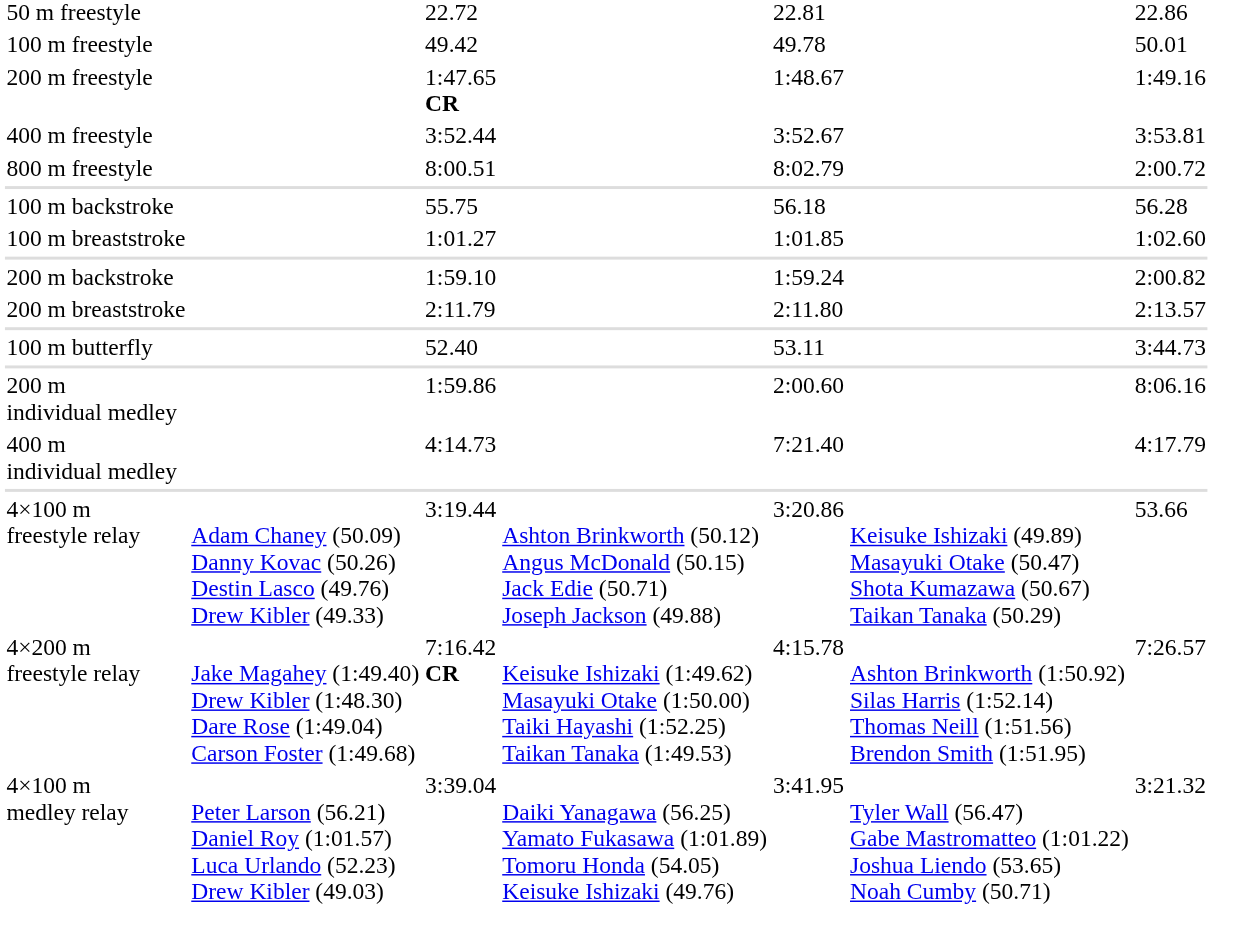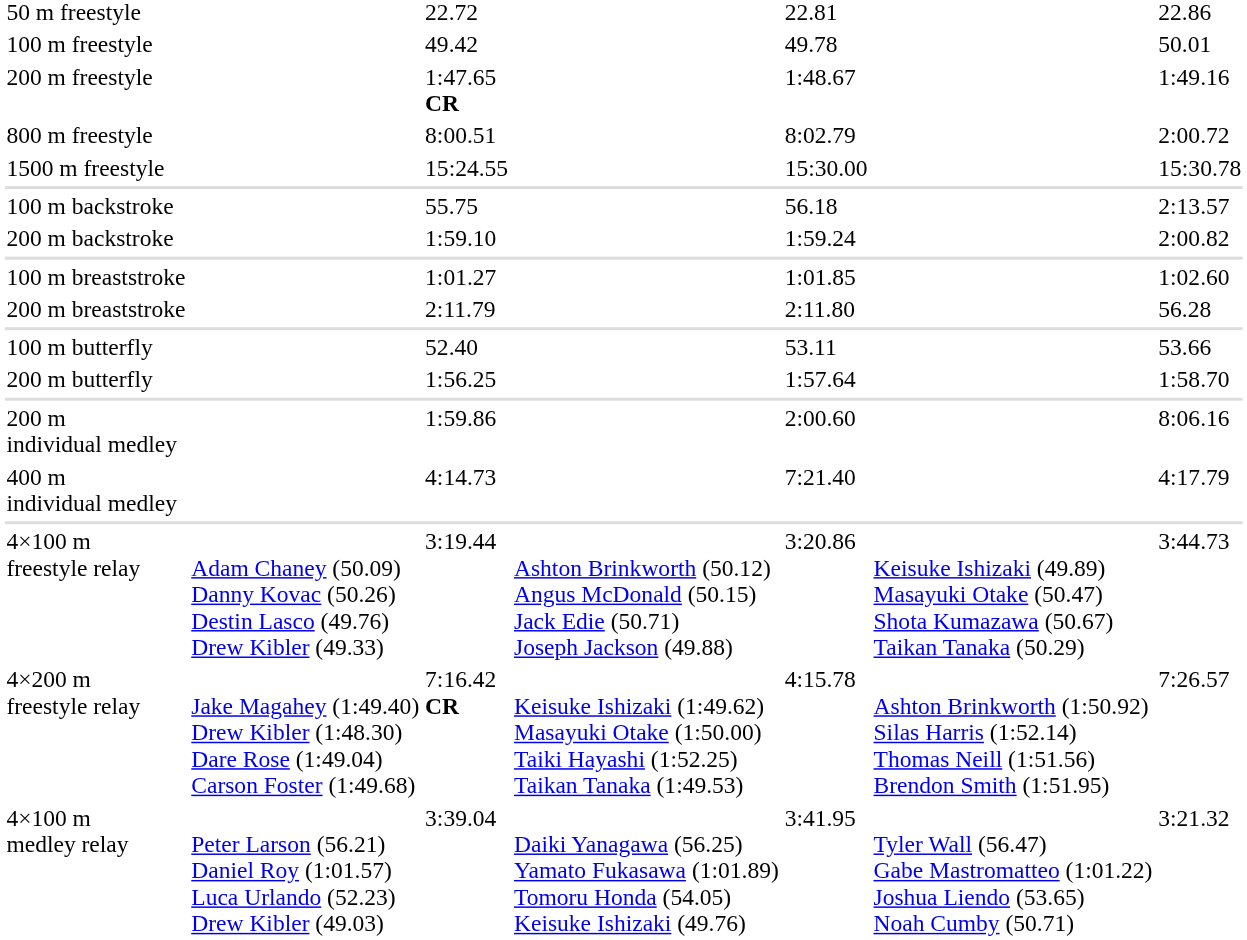- row: (80, 135)
+ row: (85, 168)
(1161, 206) 56.28 -> (1194, 206) 2:13.57
rows swapped: (90, 277) <-> (96, 238)
(1170, 309) 2:13.57 -> (1185, 309) 56.28
(1170, 347) 3:44.73 -> (1185, 347) 53.66
+ row: (80, 379)
(1161, 509) 53.66 -> (1194, 541) 3:44.73
